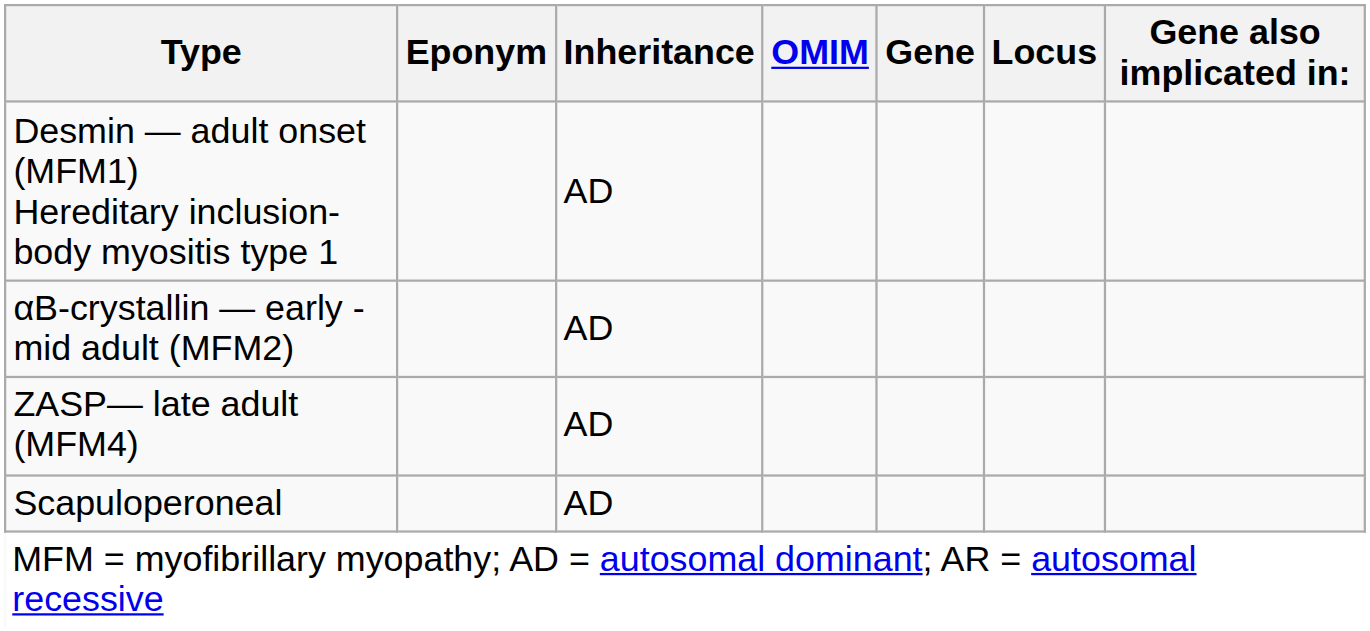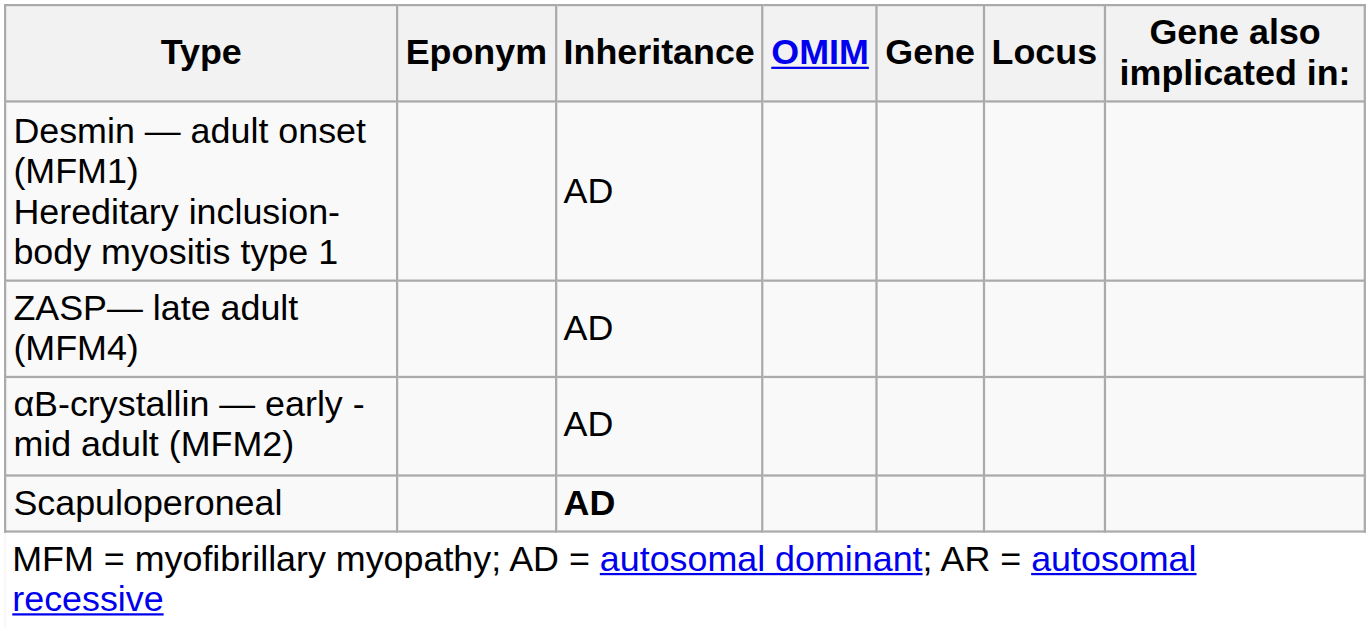rows swapped: (189, 328) <-> (156, 425)
(588, 502) normal -> (589, 502) bold
